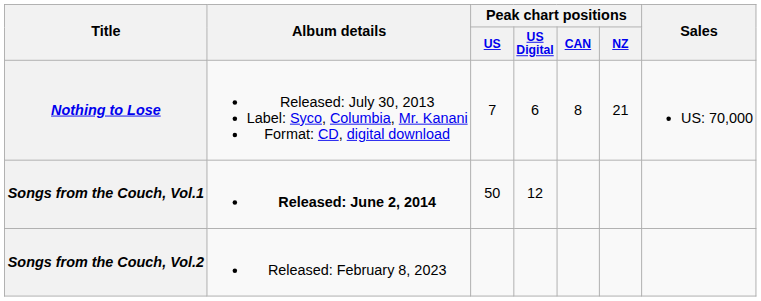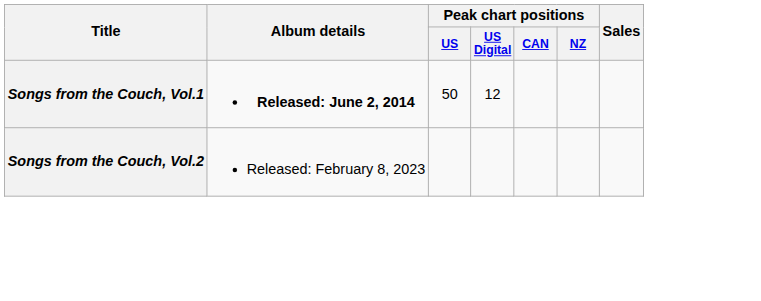- row: (106, 110)
